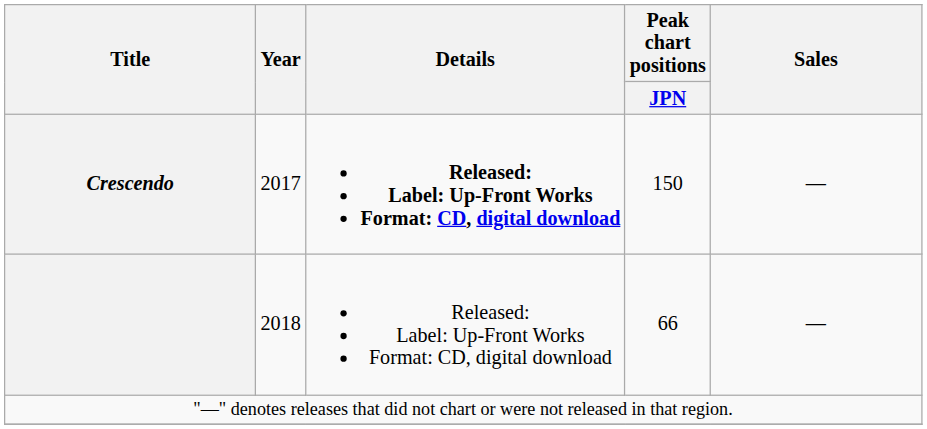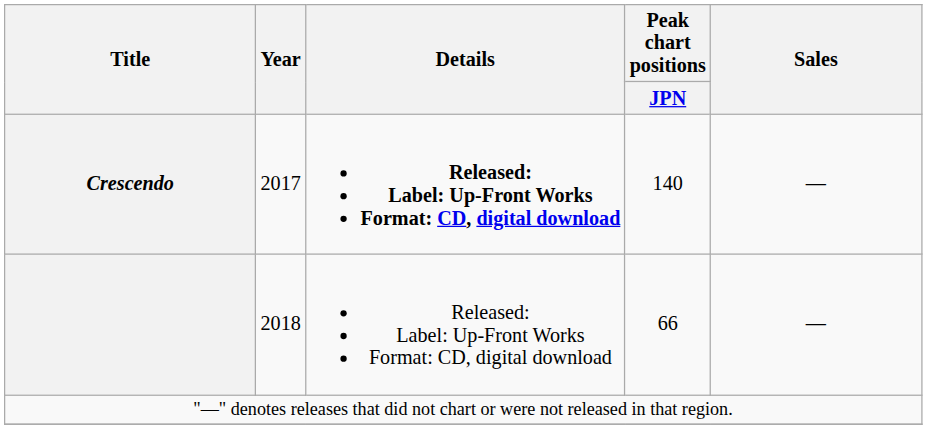(668, 183) 150 -> (668, 183) 140
